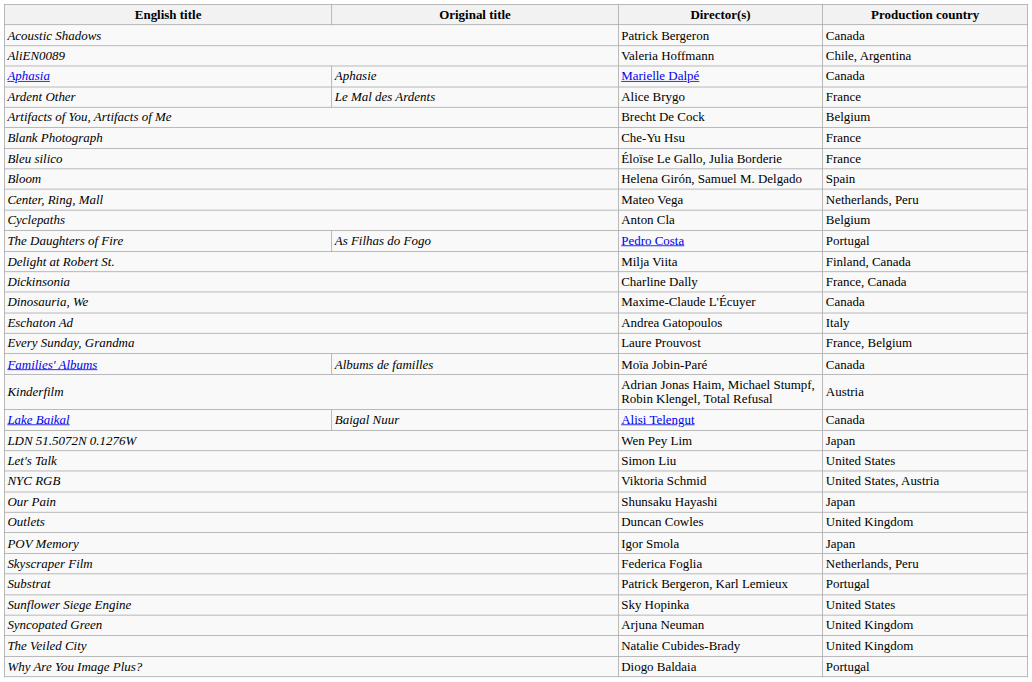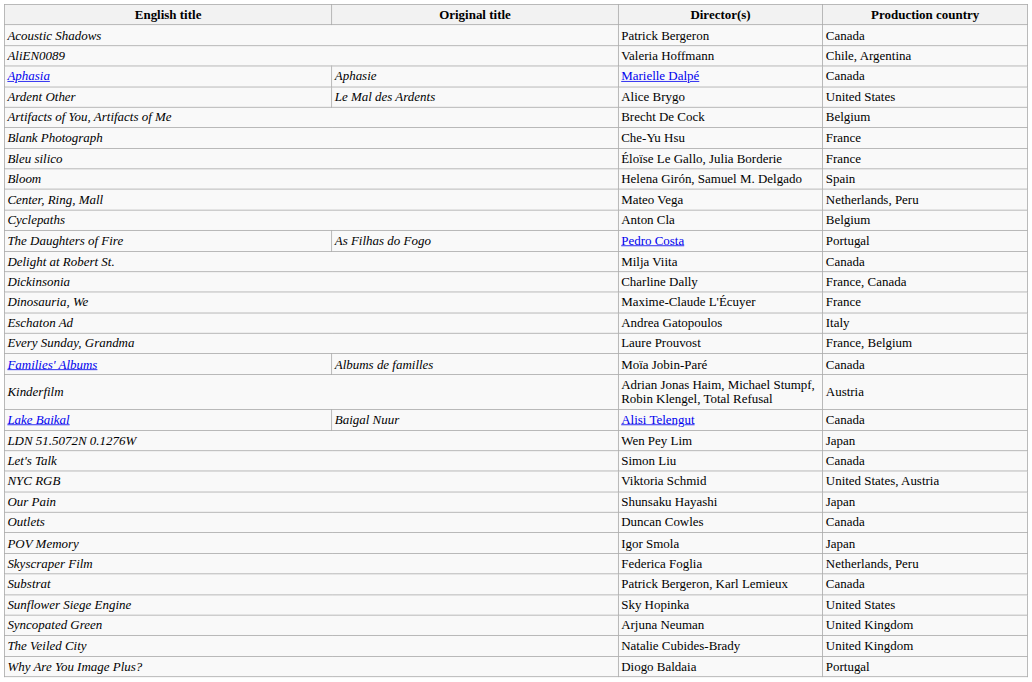(843, 96) France -> (861, 96) United States
(868, 261) Finland, Canada -> (845, 261) Canada
(845, 302) Canada -> (843, 302) France
(861, 460) United States -> (845, 460) Canada
(870, 522) United Kingdom -> (845, 522) Canada
(848, 584) Portugal -> (845, 584) Canada
